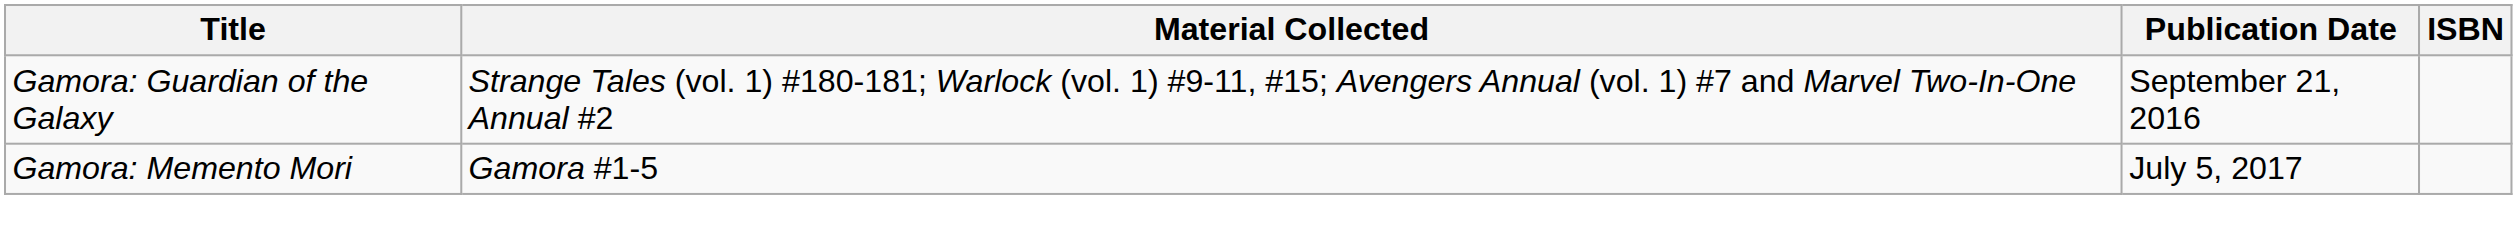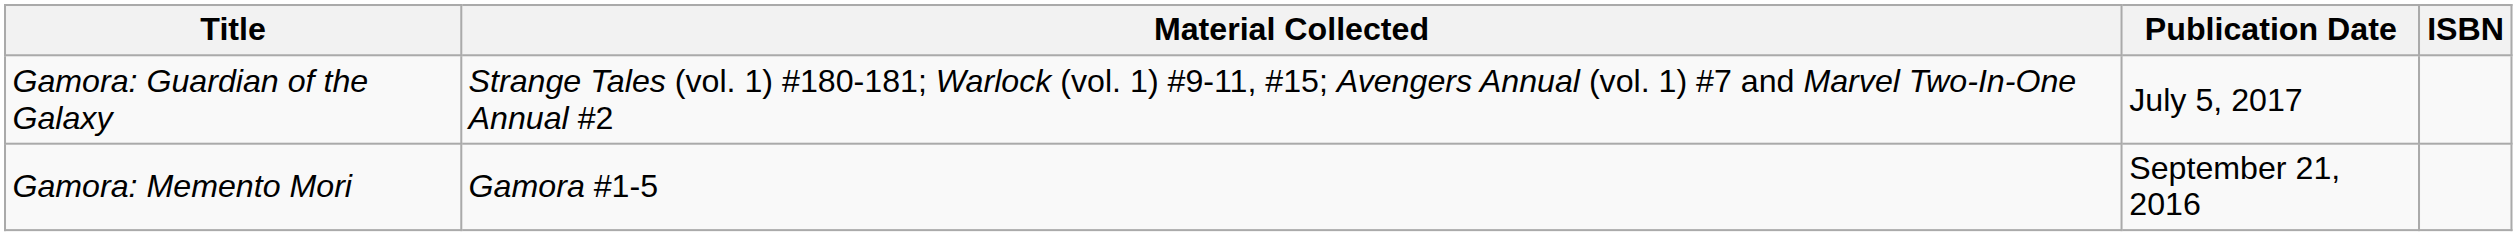(2235, 99) September 21, 2016 -> (2216, 99) July 5, 2017
(2216, 168) July 5, 2017 -> (2235, 186) September 21, 2016
